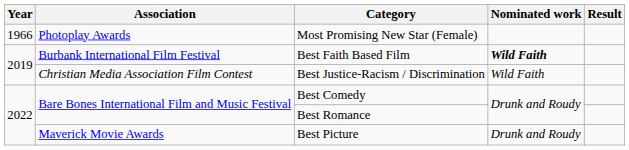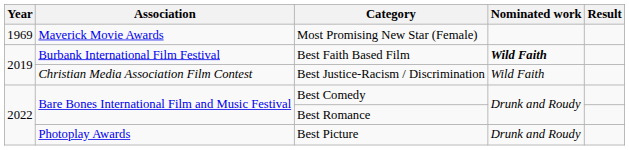(20, 34) 1966 -> (20, 34) 1969
(84, 34) Photoplay Awards -> (101, 34) Maverick Movie Awards
(101, 134) Maverick Movie Awards -> (84, 134) Photoplay Awards
